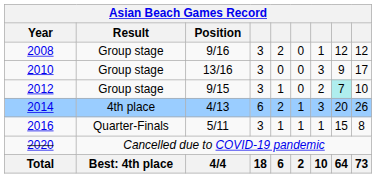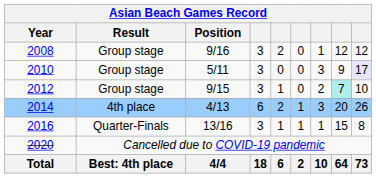(218, 70) 13/16 -> (218, 70) 5/11
(362, 70) no background -> (362, 70) lavender background
(218, 126) 5/11 -> (218, 126) 13/16
